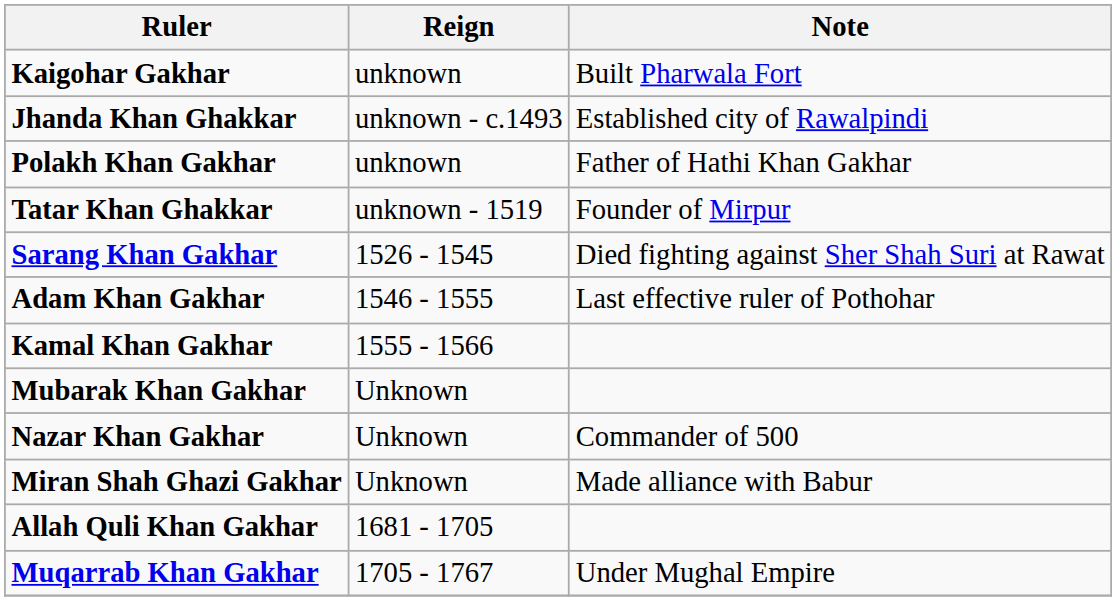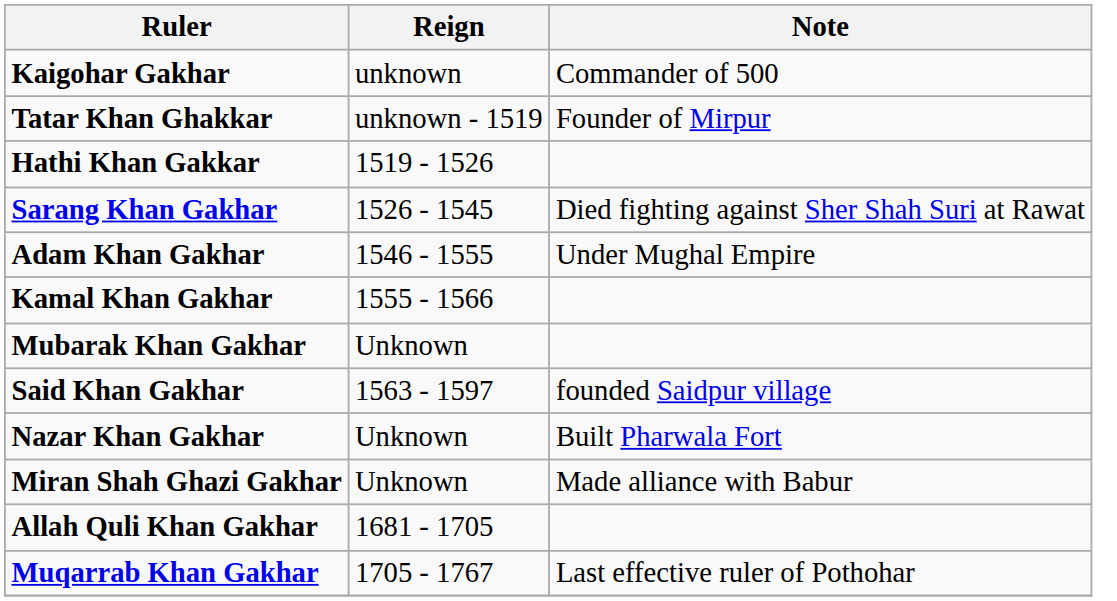(689, 72) Built Pharwala Fort -> (667, 72) Commander of 500
- row: (154, 118)
- row: (144, 163)
+ row: (136, 163)
(755, 299) Last effective ruler of Pothohar -> (686, 254) Under Mughal Empire
+ row: (128, 390)
(687, 436) Commander of 500 -> (669, 436) Built Pharwala Fort
(705, 572) Under Mughal Empire -> (735, 572) Last effective ruler of Pothohar
